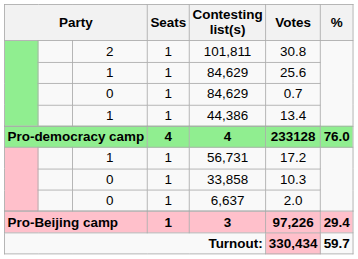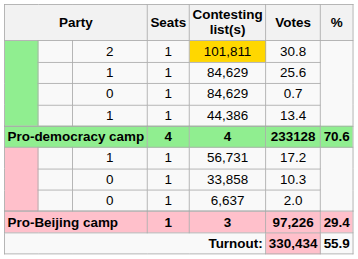(228, 51) no background -> (228, 51) gold background
(337, 136) 76.0 -> (337, 136) 70.6
(337, 243) 59.7 -> (337, 243) 55.9
